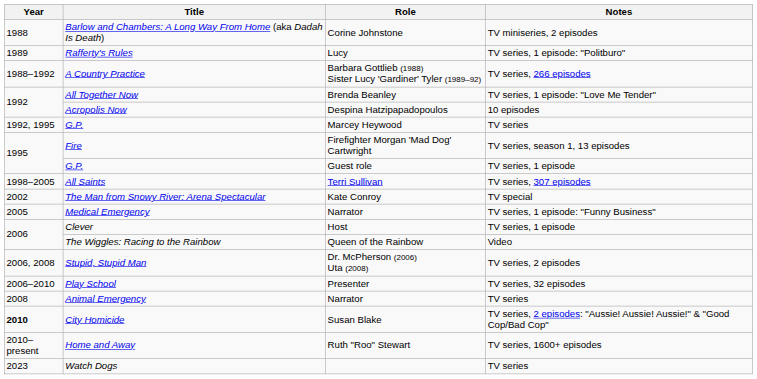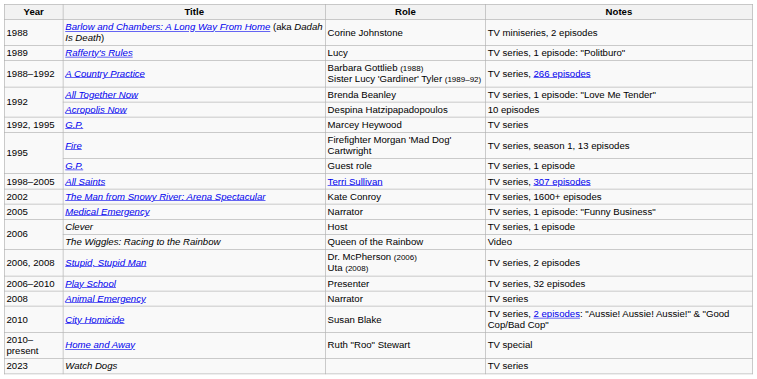(510, 196) TV special -> (545, 196) TV series, 1600+ episodes
(17, 319) bold -> (17, 319) normal
(545, 345) TV series, 1600+ episodes -> (510, 345) TV special
